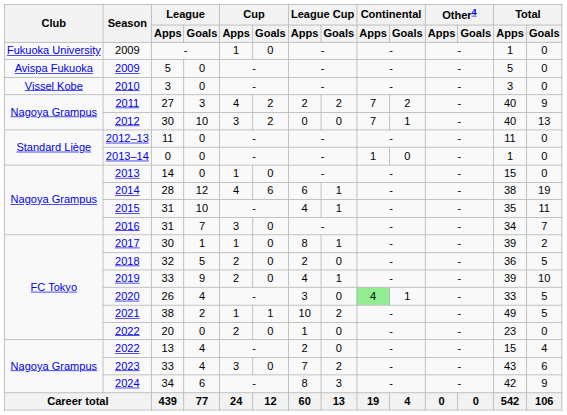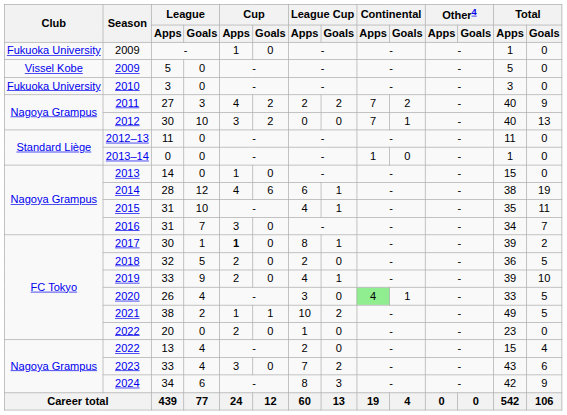(54, 68) Avispa Fukuoka -> (54, 68) Vissel Kobe
(54, 86) Vissel Kobe -> (54, 86) Fukuoka University
(236, 243) normal -> (236, 243) bold
